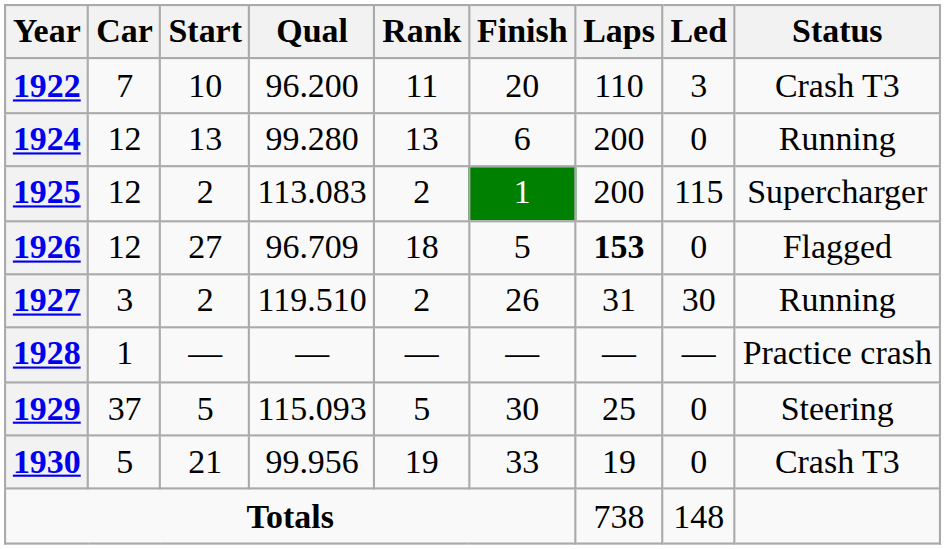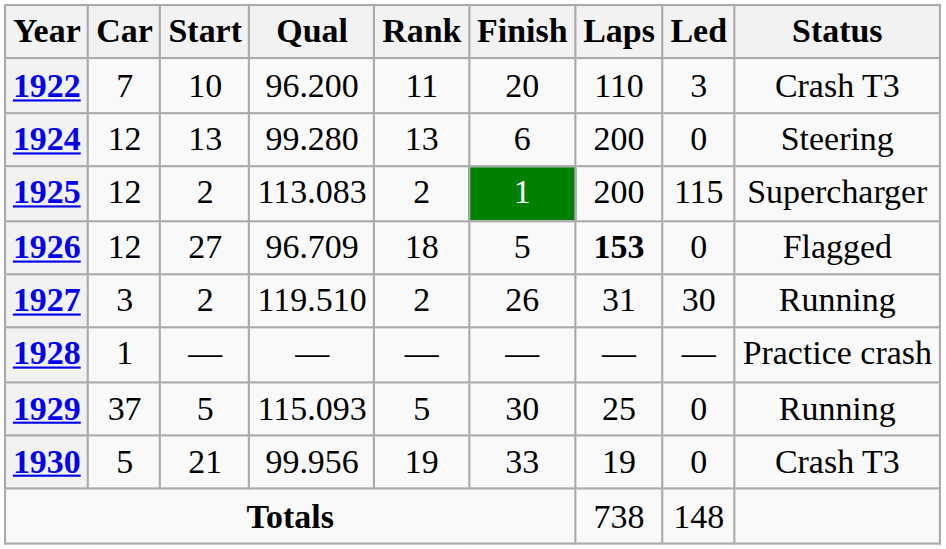(837, 138) Running -> (837, 138) Steering
(837, 407) Steering -> (837, 407) Running
